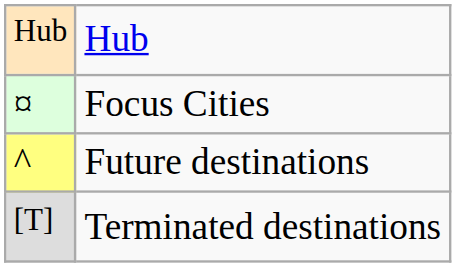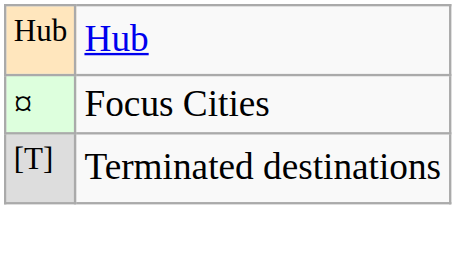- row: (227, 162)
